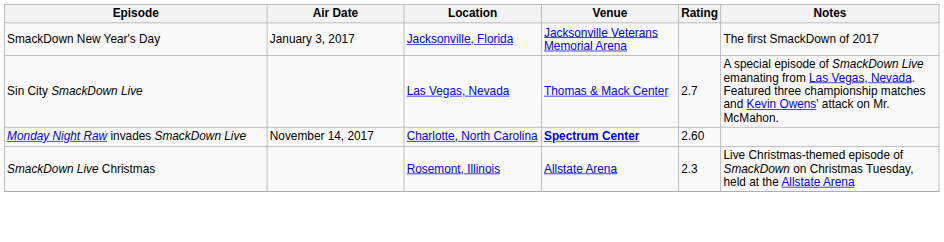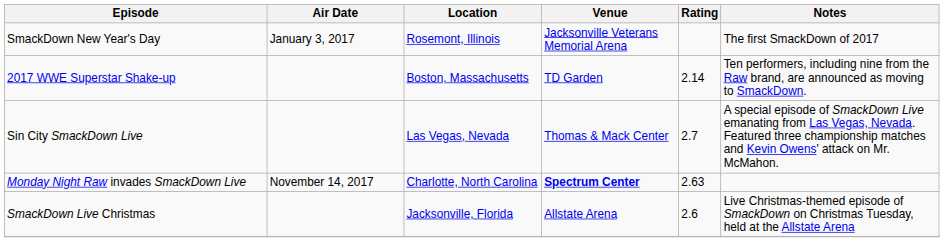(460, 39) Jacksonville, Florida -> (453, 39) Rosemont, Illinois
+ row: (91, 78)
(693, 136) 2.60 -> (693, 182) 2.63
(453, 168) Rosemont, Illinois -> (460, 214) Jacksonville, Florida
(689, 168) 2.3 -> (690, 214) 2.6
